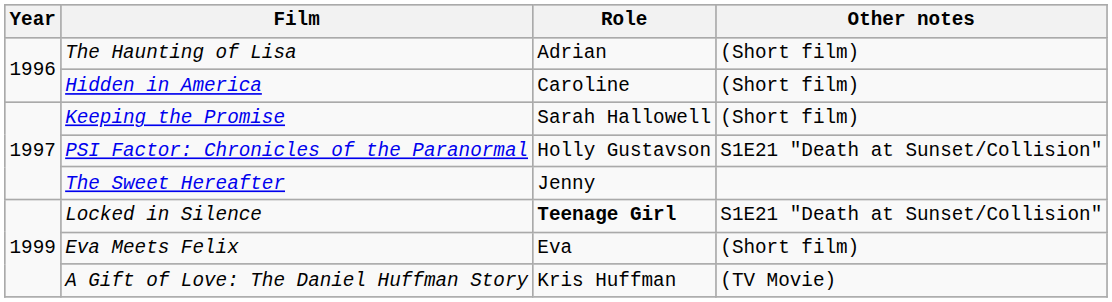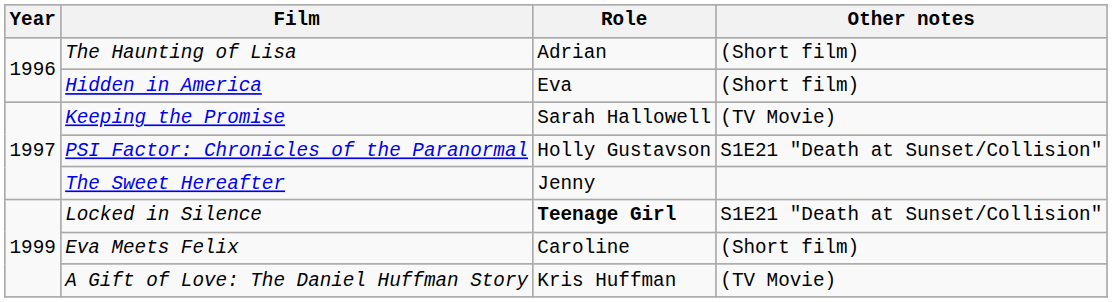(584, 86) Caroline -> (555, 86) Eva
(790, 118) (Short film) -> (778, 118) (TV Movie)
(555, 248) Eva -> (584, 248) Caroline
